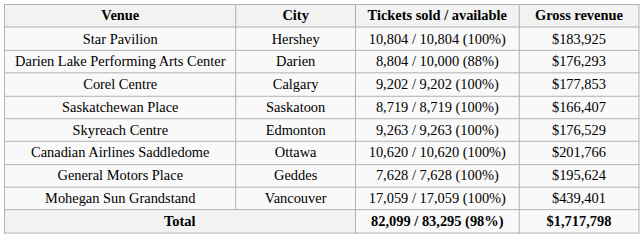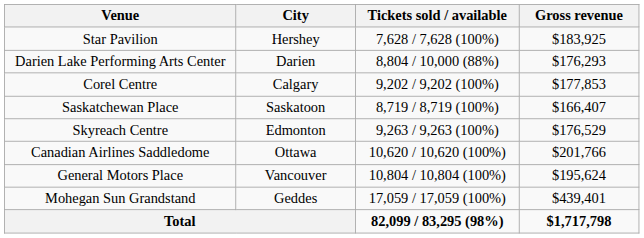(437, 38) 10,804 / 10,804 (100%) -> (437, 38) 7,628 / 7,628 (100%)
(296, 175) Geddes -> (296, 175) Vancouver
(437, 175) 7,628 / 7,628 (100%) -> (437, 175) 10,804 / 10,804 (100%)
(296, 198) Vancouver -> (296, 198) Geddes
